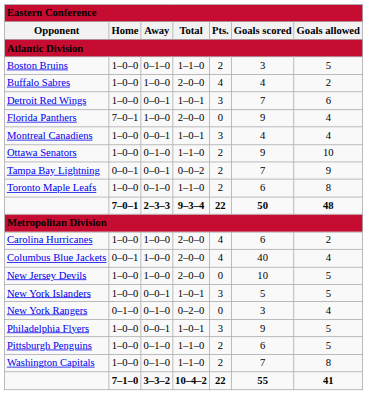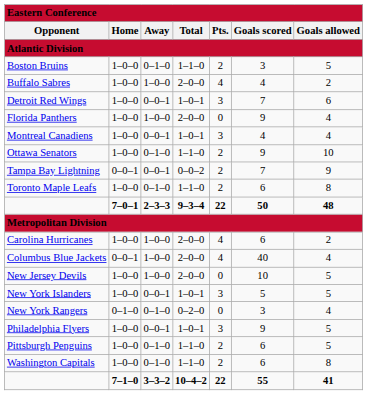(125, 117) 7–0–1 -> (125, 117) 1–0–0
(263, 362) 7 -> (263, 362) 6
